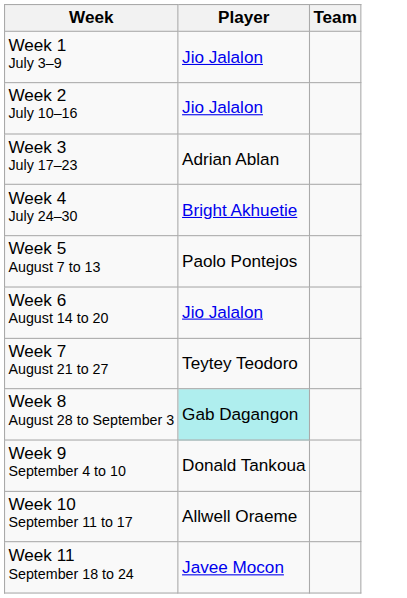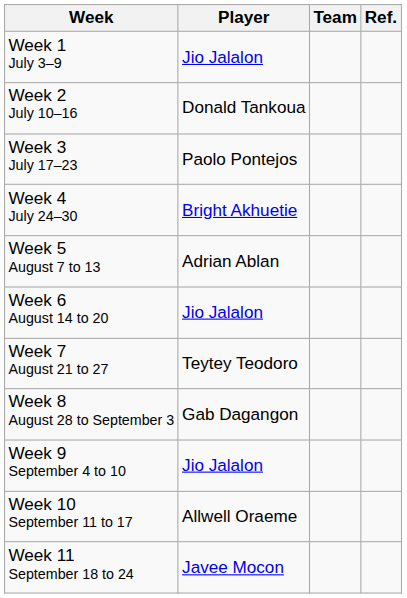+ column: (381, 18)
(223, 108) Jio Jalalon -> (244, 108) Donald Tankoua
(231, 159) Adrian Ablan -> (240, 159) Paolo Pontejos
(240, 261) Paolo Pontejos -> (231, 261) Adrian Ablan
(240, 414) paleturquoise background -> (240, 414) no background
(244, 465) Donald Tankoua -> (223, 465) Jio Jalalon
